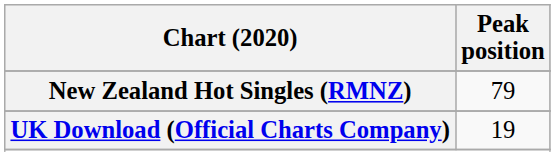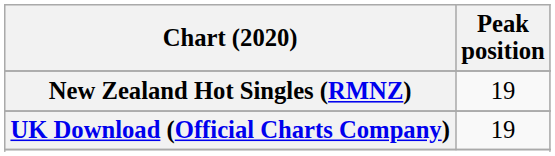(503, 90) 79 -> (503, 90) 19
